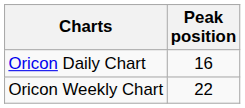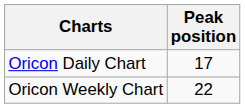(203, 63) 16 -> (203, 63) 17
